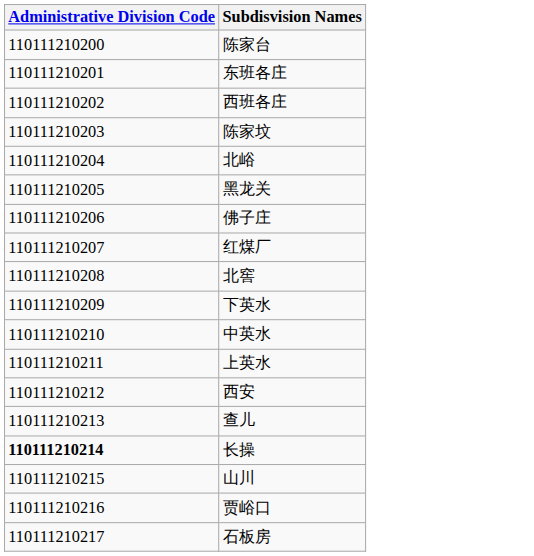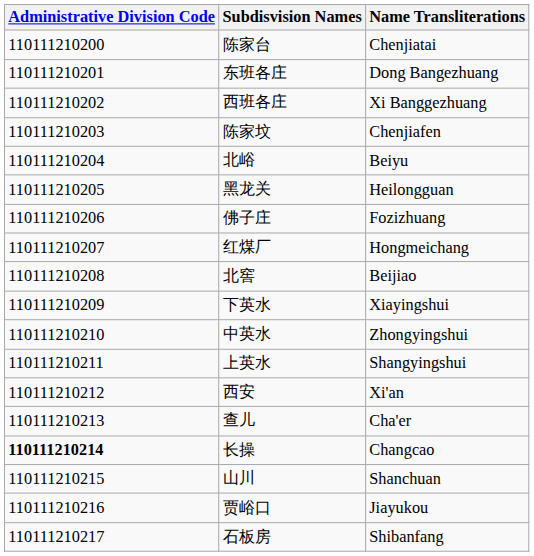+ column: (447, 17)
